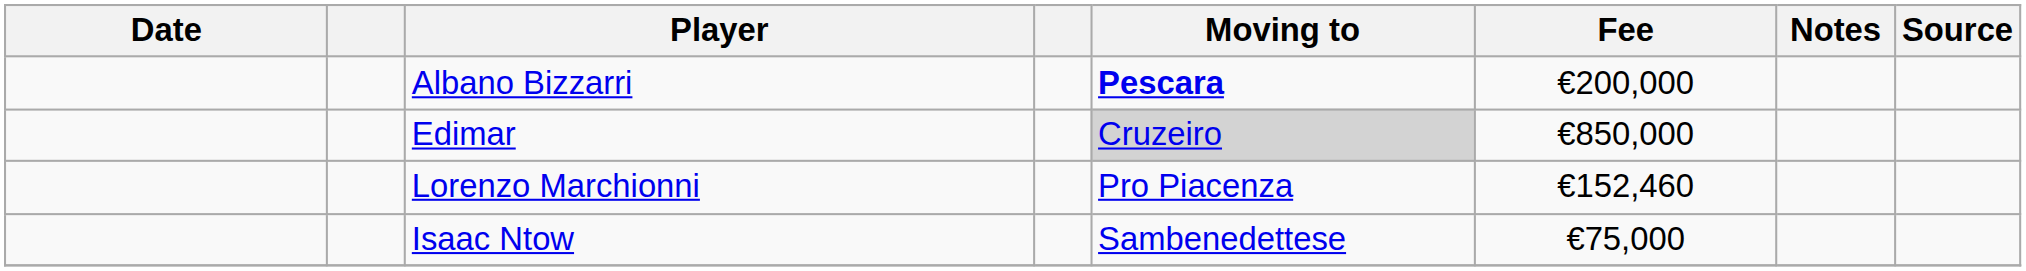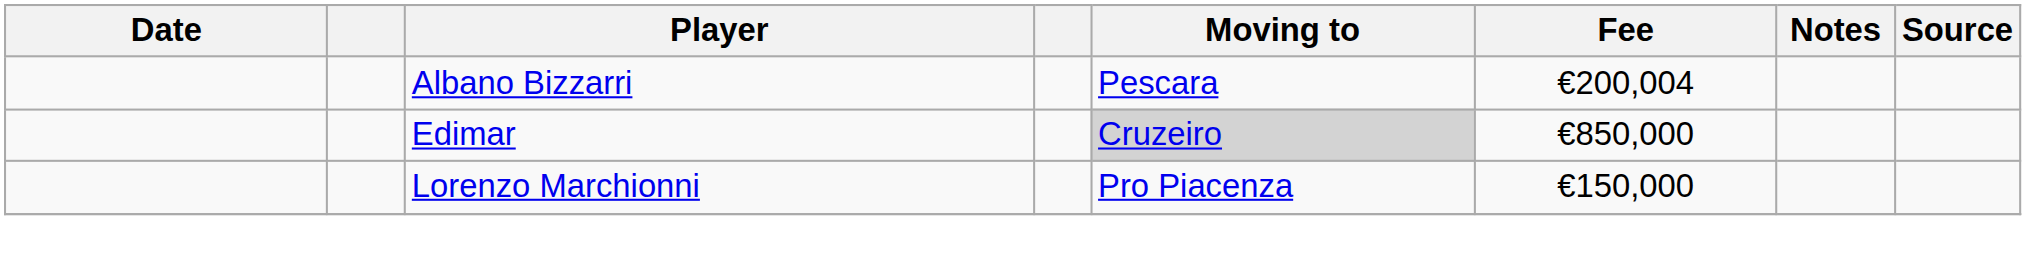(1161, 82) bold -> (1158, 82) normal
(1626, 82) €200,000 -> (1626, 82) €200,004
(1626, 186) €152,460 -> (1626, 186) €150,000
- row: (493, 238)
